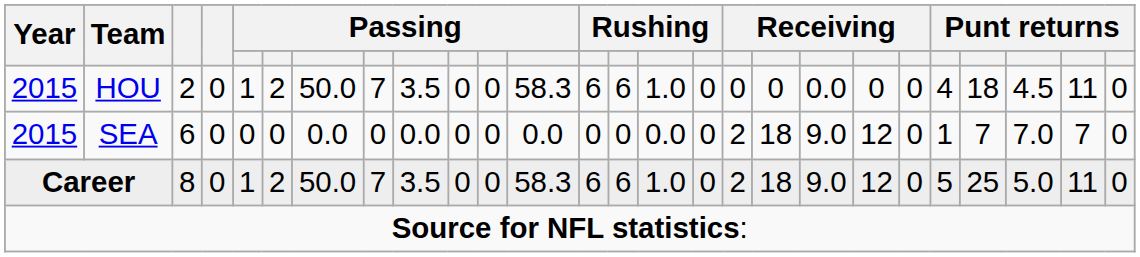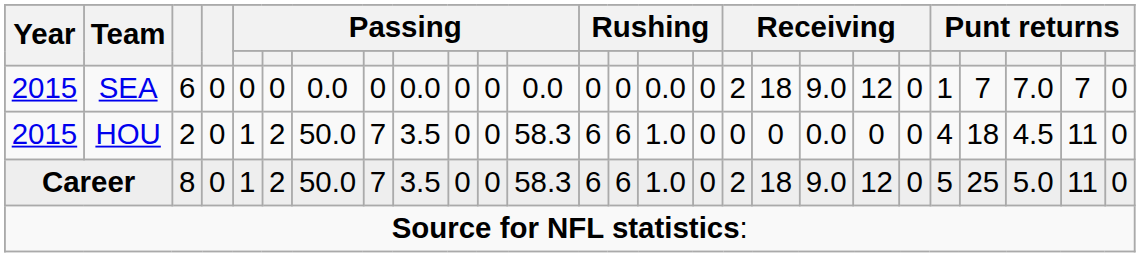rows swapped: (128, 134) <-> (128, 88)
